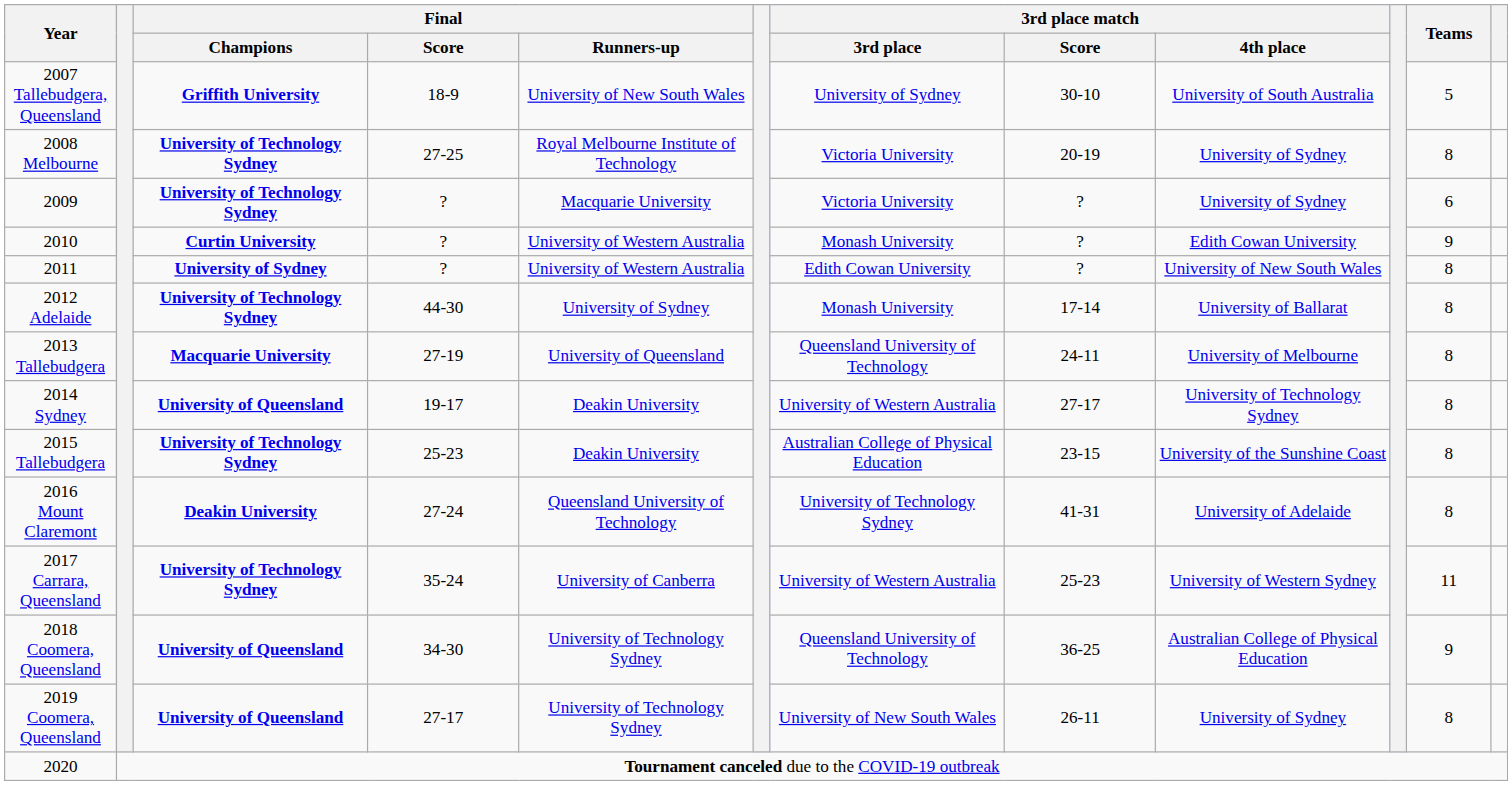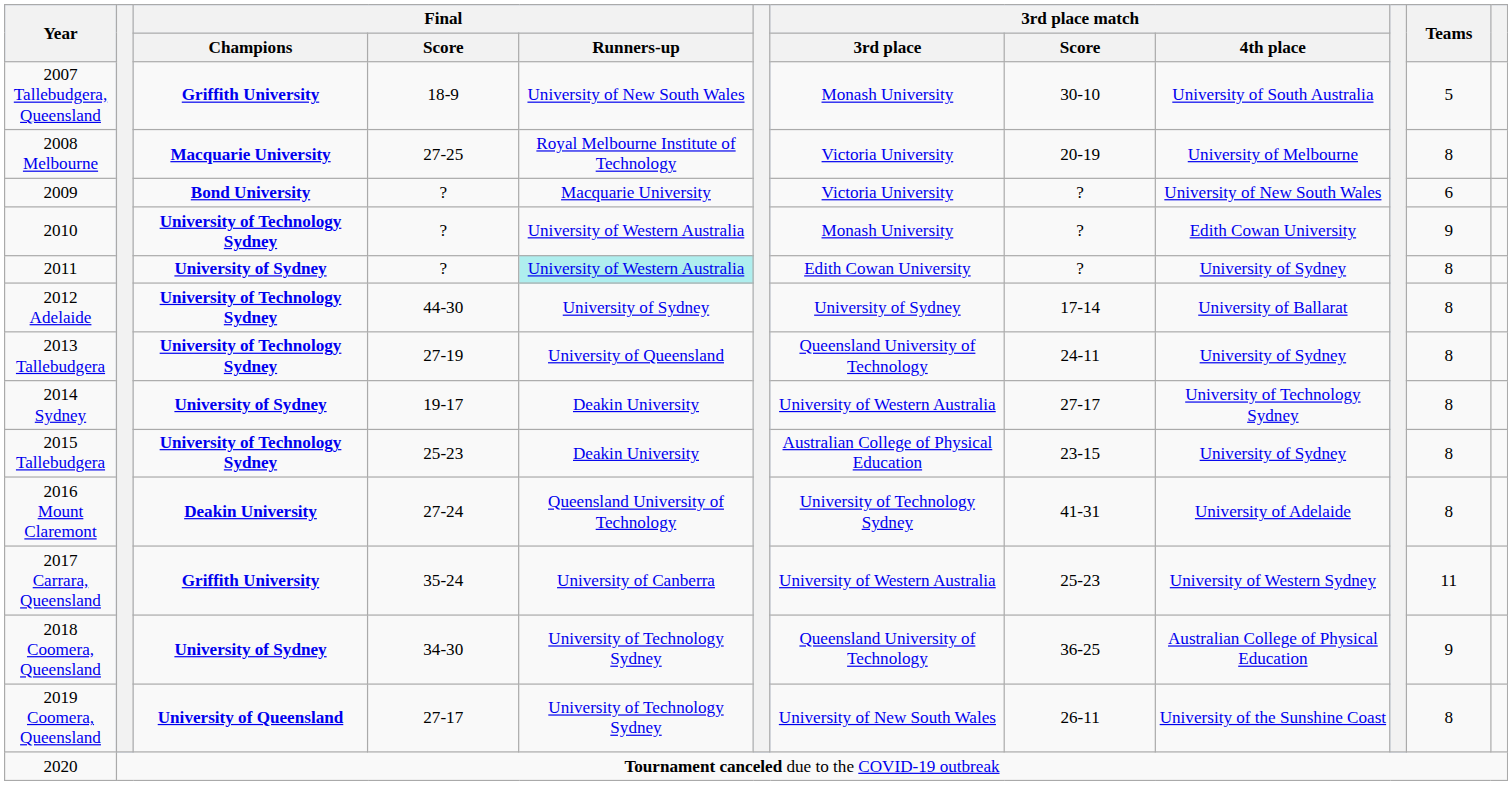(887, 95) University of Sydney -> (887, 95) Monash University
(251, 154) University of Technology Sydney -> (251, 154) Macquarie University
(1273, 154) University of Sydney -> (1273, 154) University of Melbourne
(251, 202) University of Technology Sydney -> (251, 192) Bond University
(1273, 202) University of Sydney -> (1273, 192) University of New South Wales
(251, 241) Curtin University -> (251, 231) University of Technology Sydney
(636, 269) no background -> (636, 269) paleturquoise background
(1273, 269) University of New South Wales -> (1273, 269) University of Sydney
(887, 307) Monash University -> (887, 307) University of Sydney
(251, 356) Macquarie University -> (251, 356) University of Technology Sydney
(1273, 356) University of Melbourne -> (1273, 356) University of Sydney
(251, 404) University of Queensland -> (251, 404) University of Sydney
(1273, 453) University of the Sunshine Coast -> (1273, 453) University of Sydney
(251, 580) University of Technology Sydney -> (251, 580) Griffith University
(251, 649) University of Queensland -> (251, 649) University of Sydney
(1273, 718) University of Sydney -> (1273, 718) University of the Sunshine Coast
